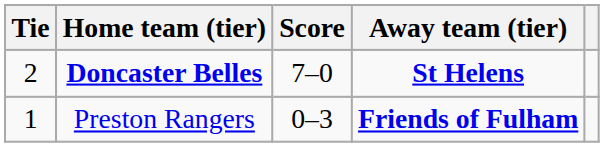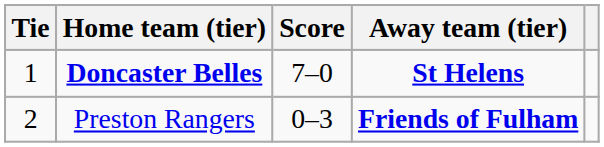(31, 72) 2 -> (31, 72) 1
(31, 118) 1 -> (31, 118) 2
